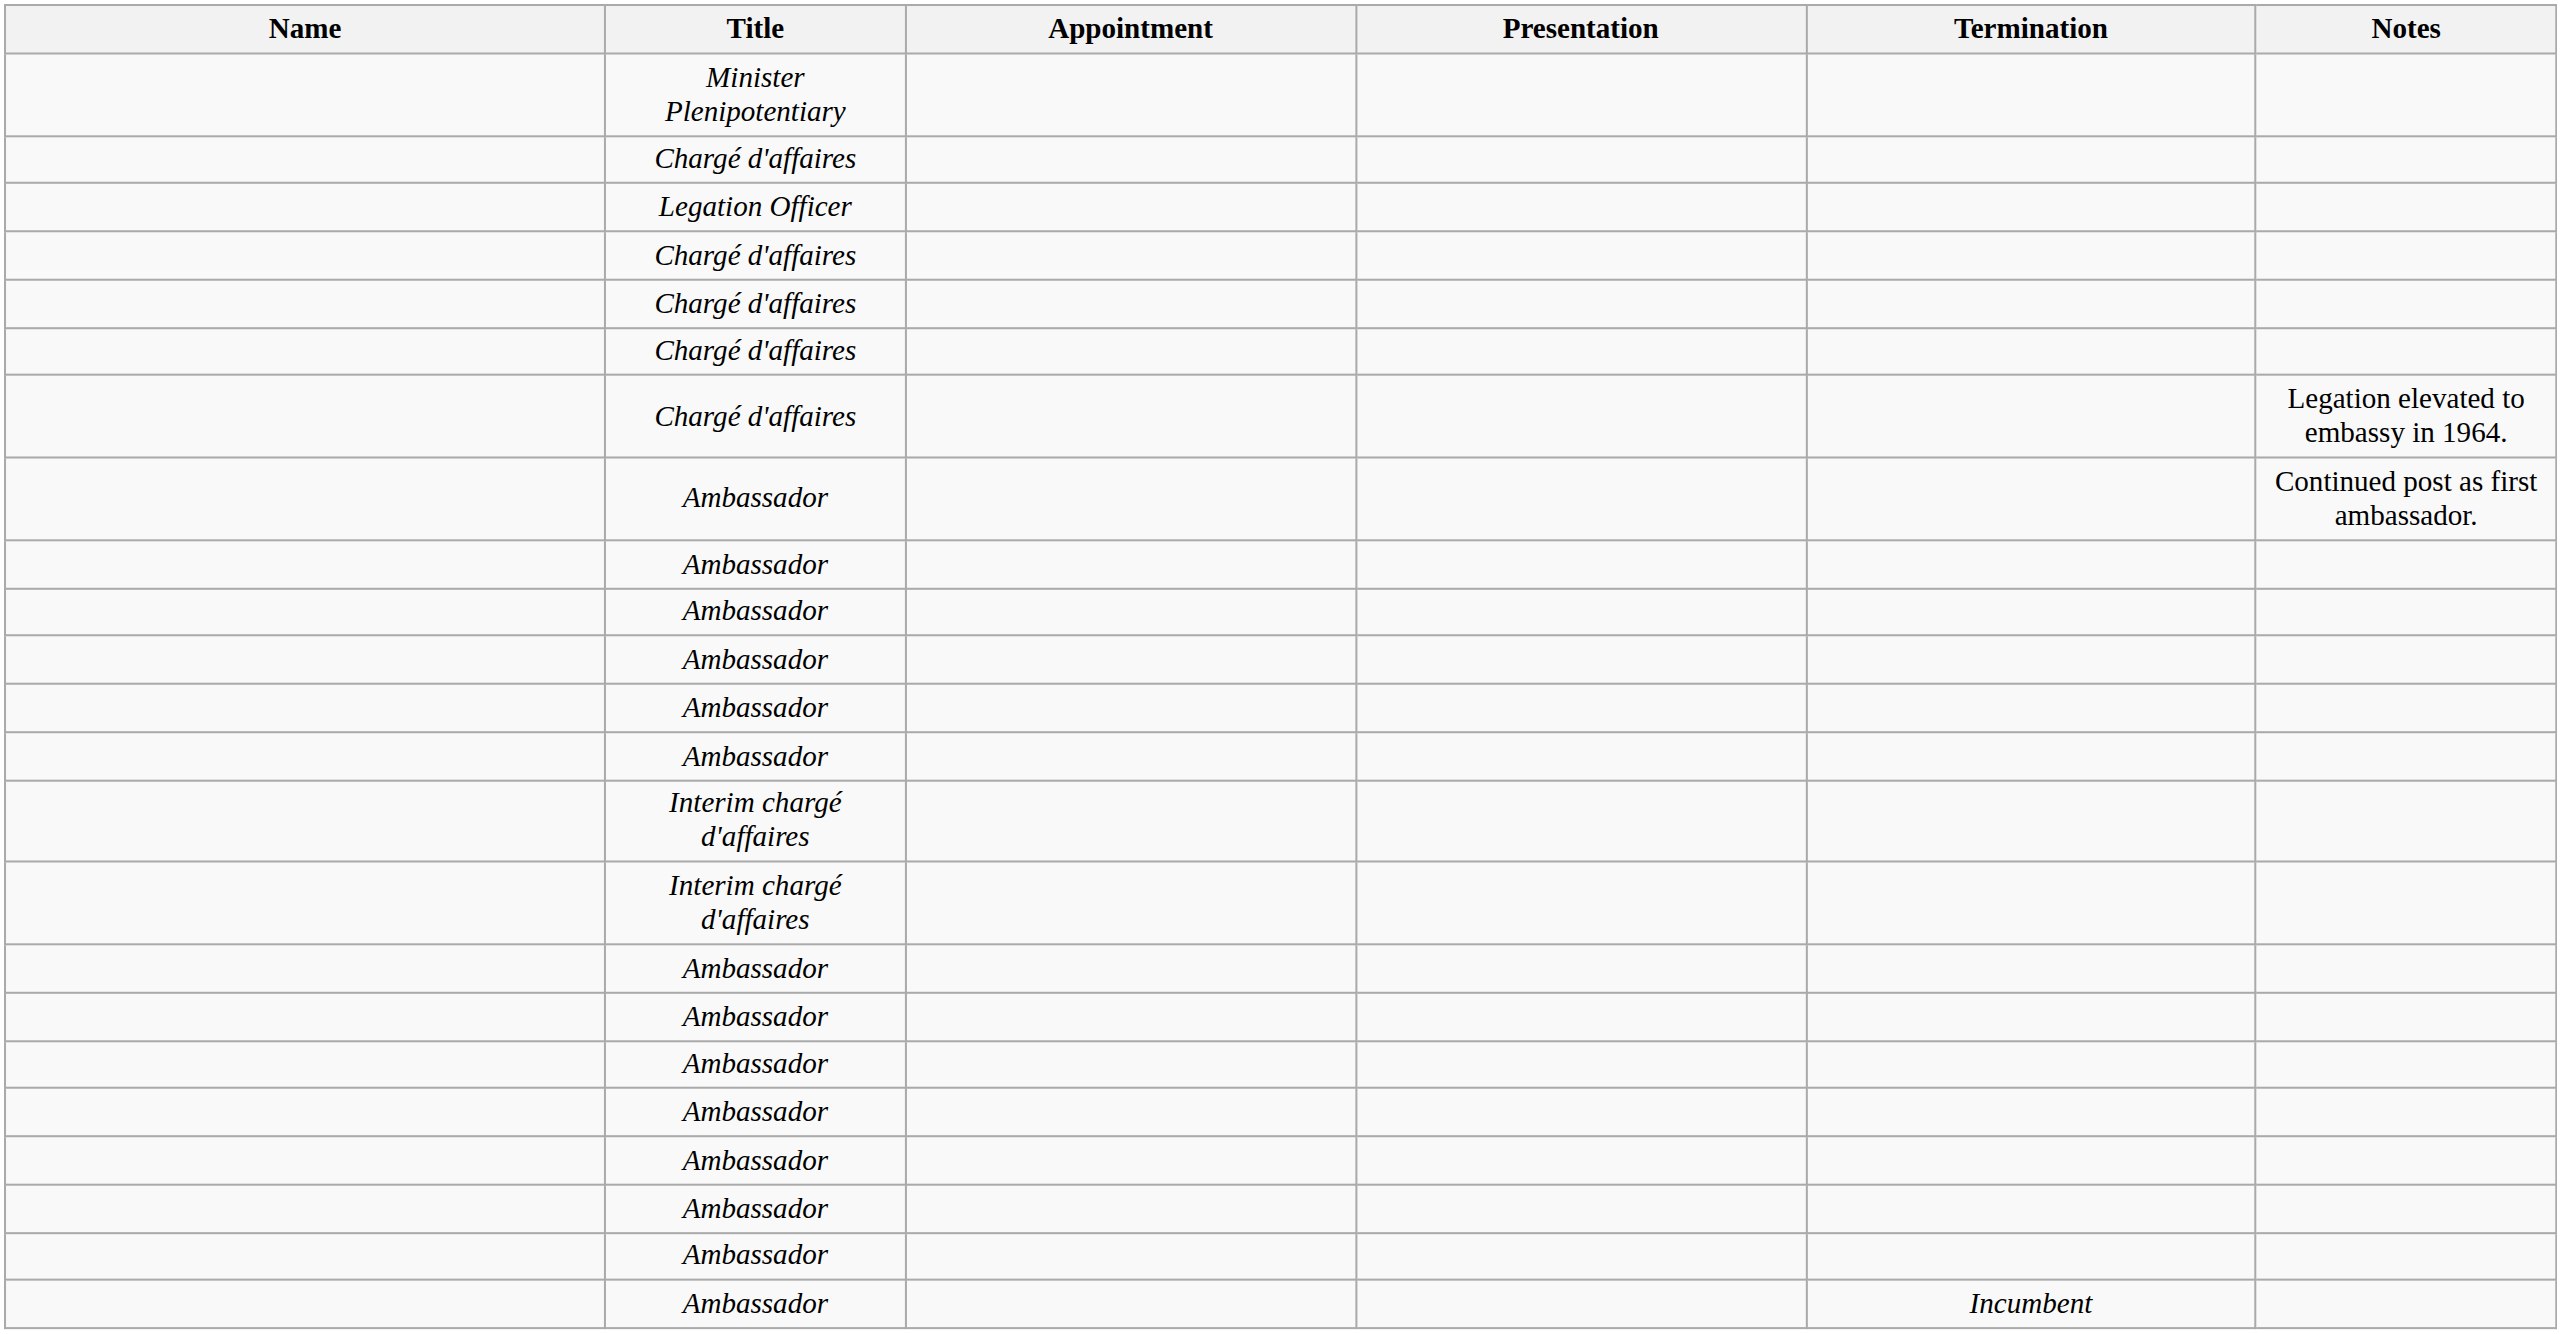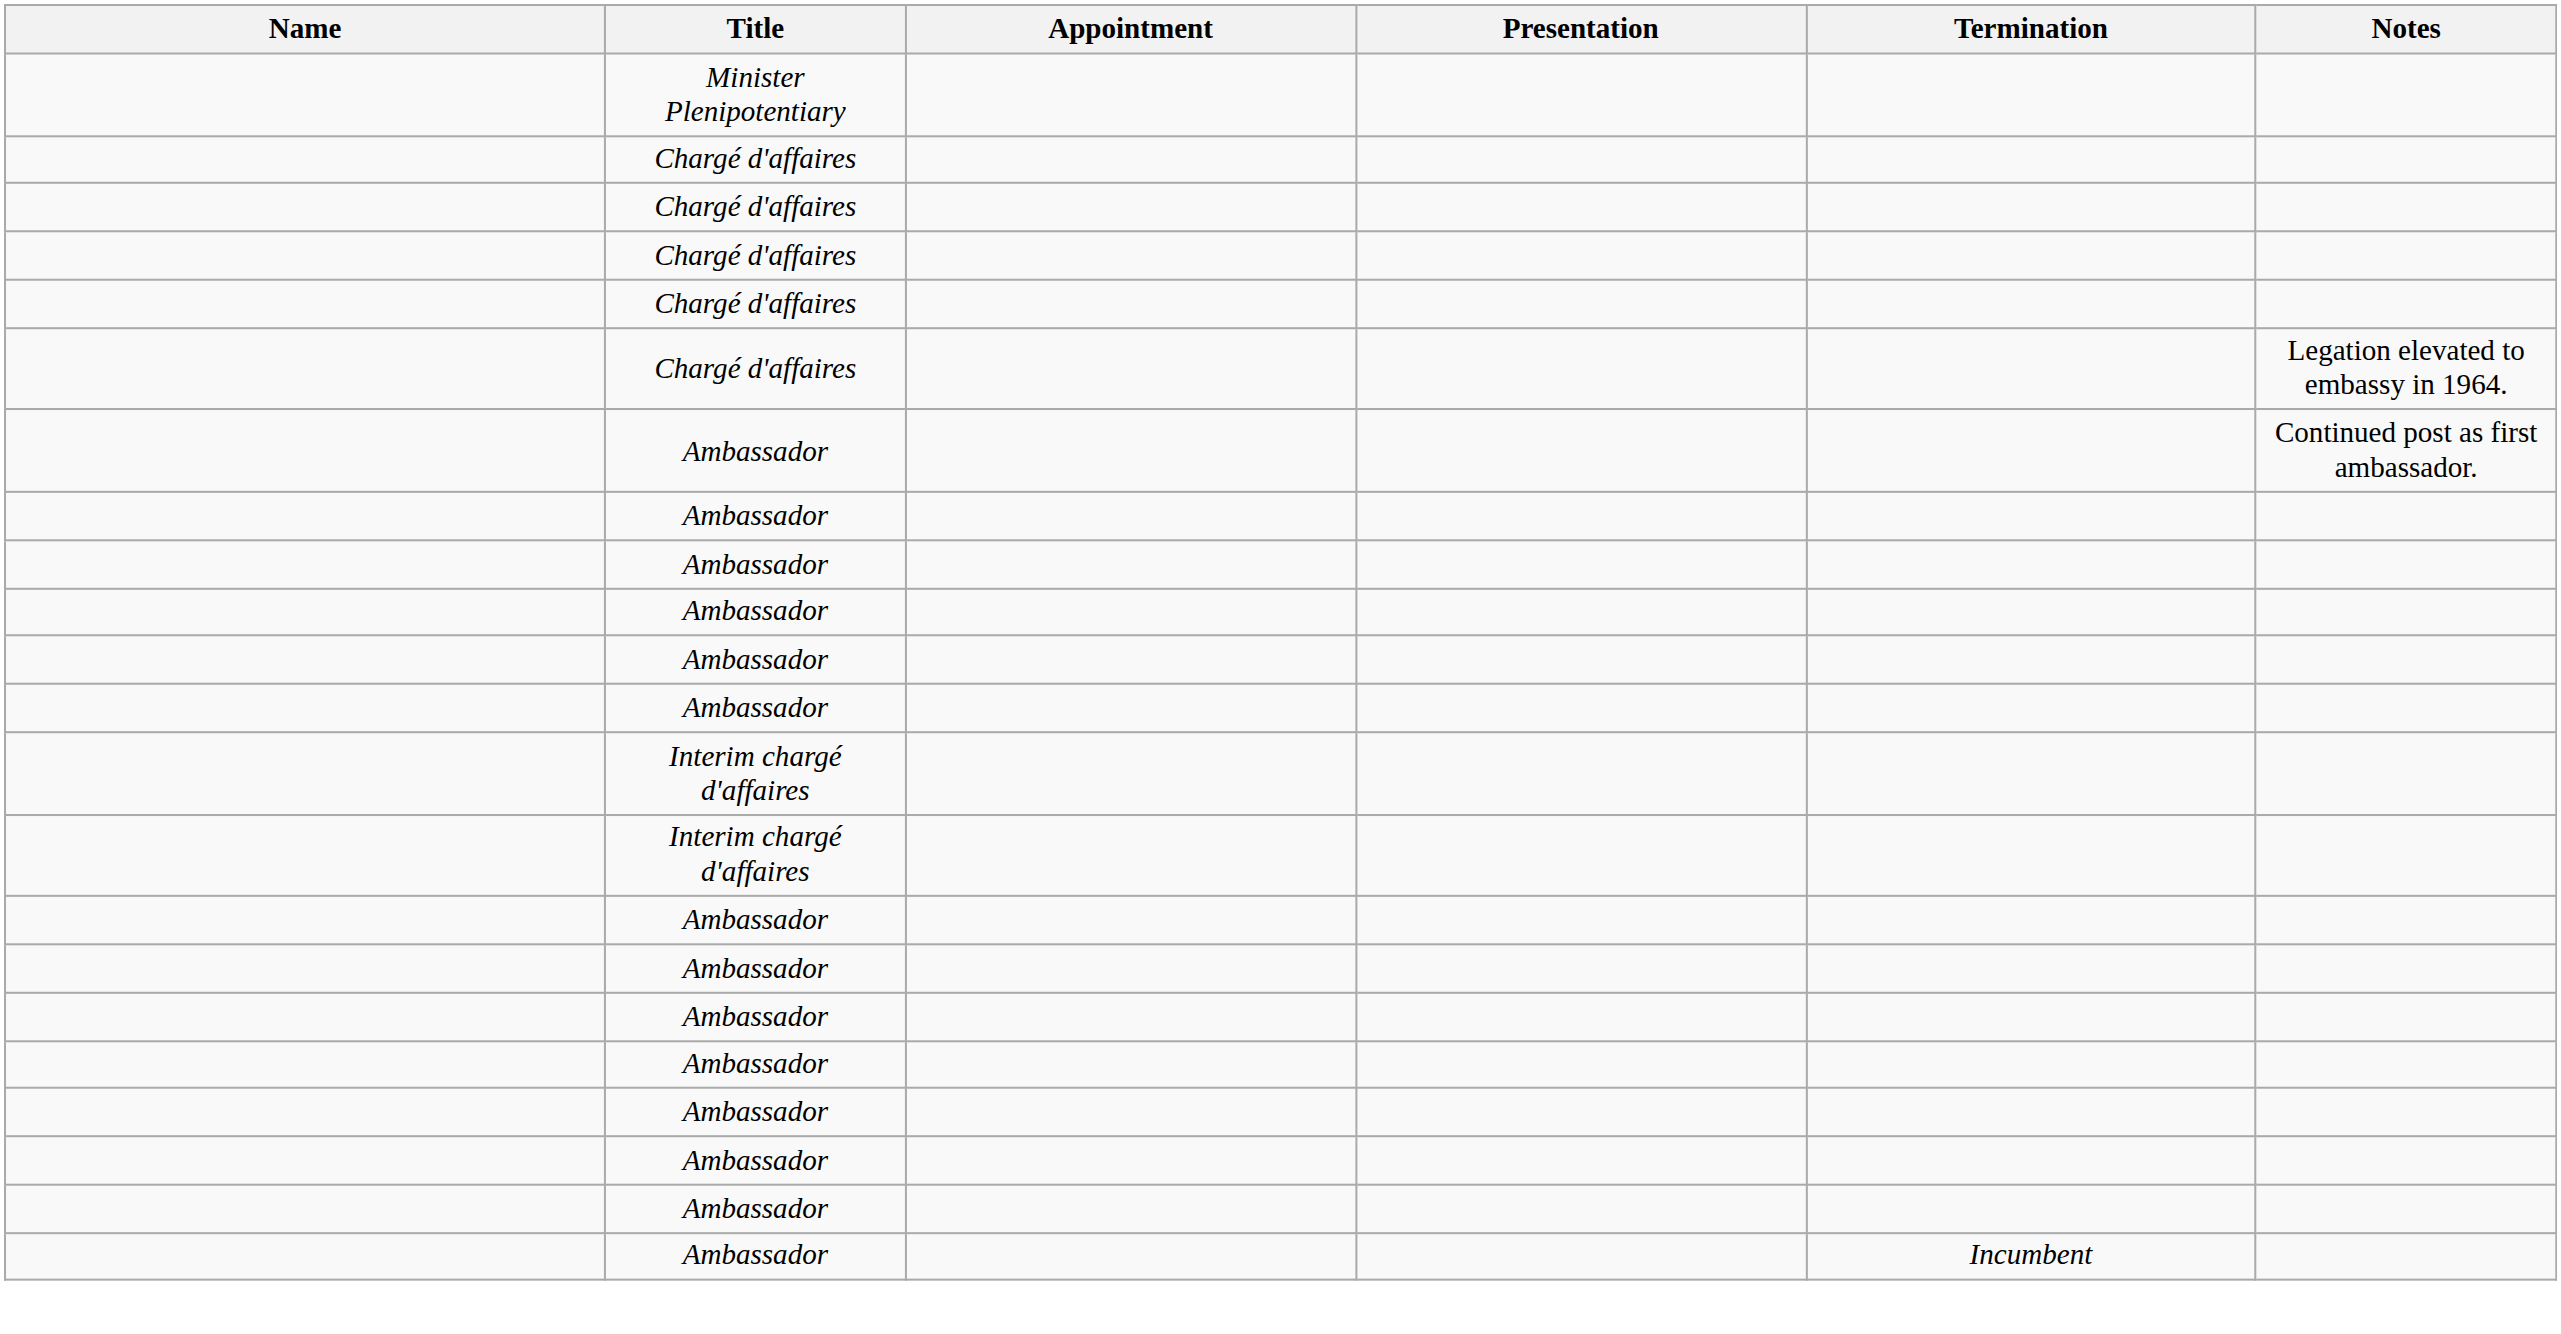- row: (305, 208)
